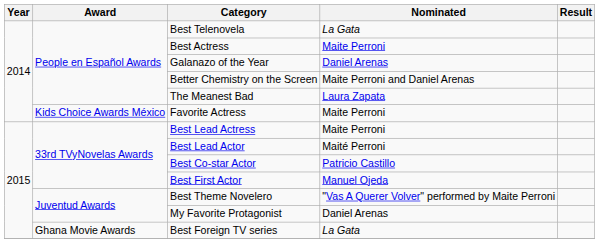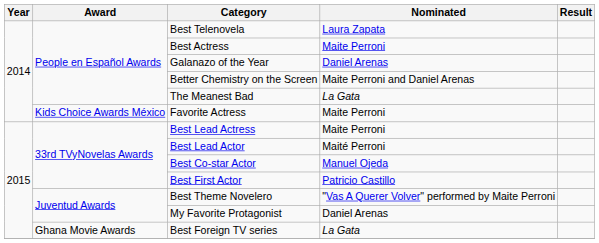(341, 29) La Gata -> (354, 29) Laura Zapata
(354, 96) Laura Zapata -> (341, 96) La Gata
(359, 163) Patricio Castillo -> (355, 163) Manuel Ojeda
(355, 180) Manuel Ojeda -> (359, 180) Patricio Castillo
